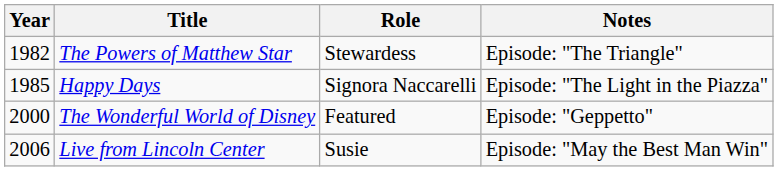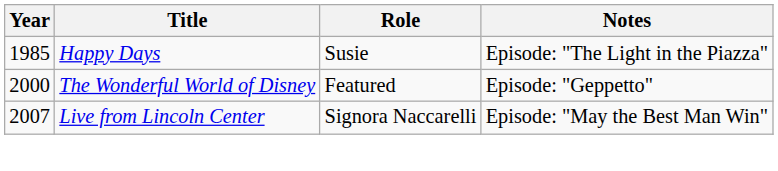- row: (176, 52)
(400, 85) Signora Naccarelli -> (347, 52) Susie
(30, 149) 2006 -> (30, 117) 2007
(347, 149) Susie -> (400, 117) Signora Naccarelli
